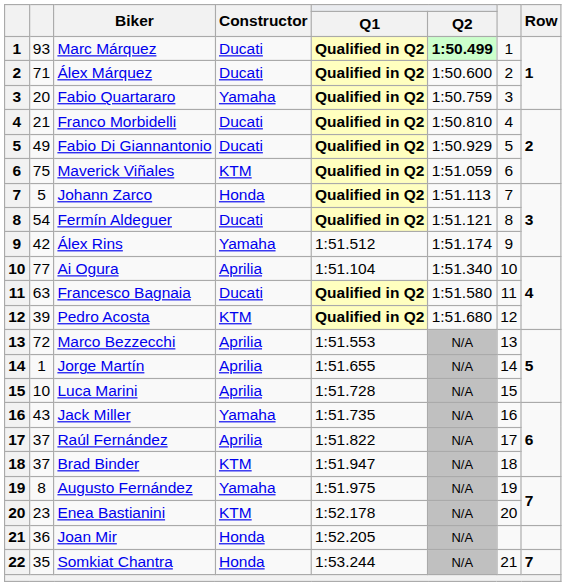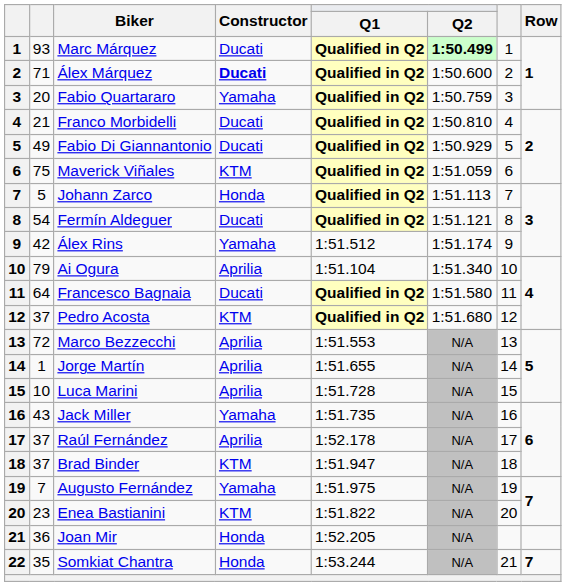(241, 73) normal -> (243, 73) bold
(41, 268) 77 -> (41, 268) 79
(41, 293) 63 -> (41, 293) 64
(41, 317) 39 -> (41, 317) 37
(345, 439) 1:51.822 -> (345, 439) 1:52.178
(41, 488) 8 -> (41, 488) 7
(345, 512) 1:52.178 -> (345, 512) 1:51.822
